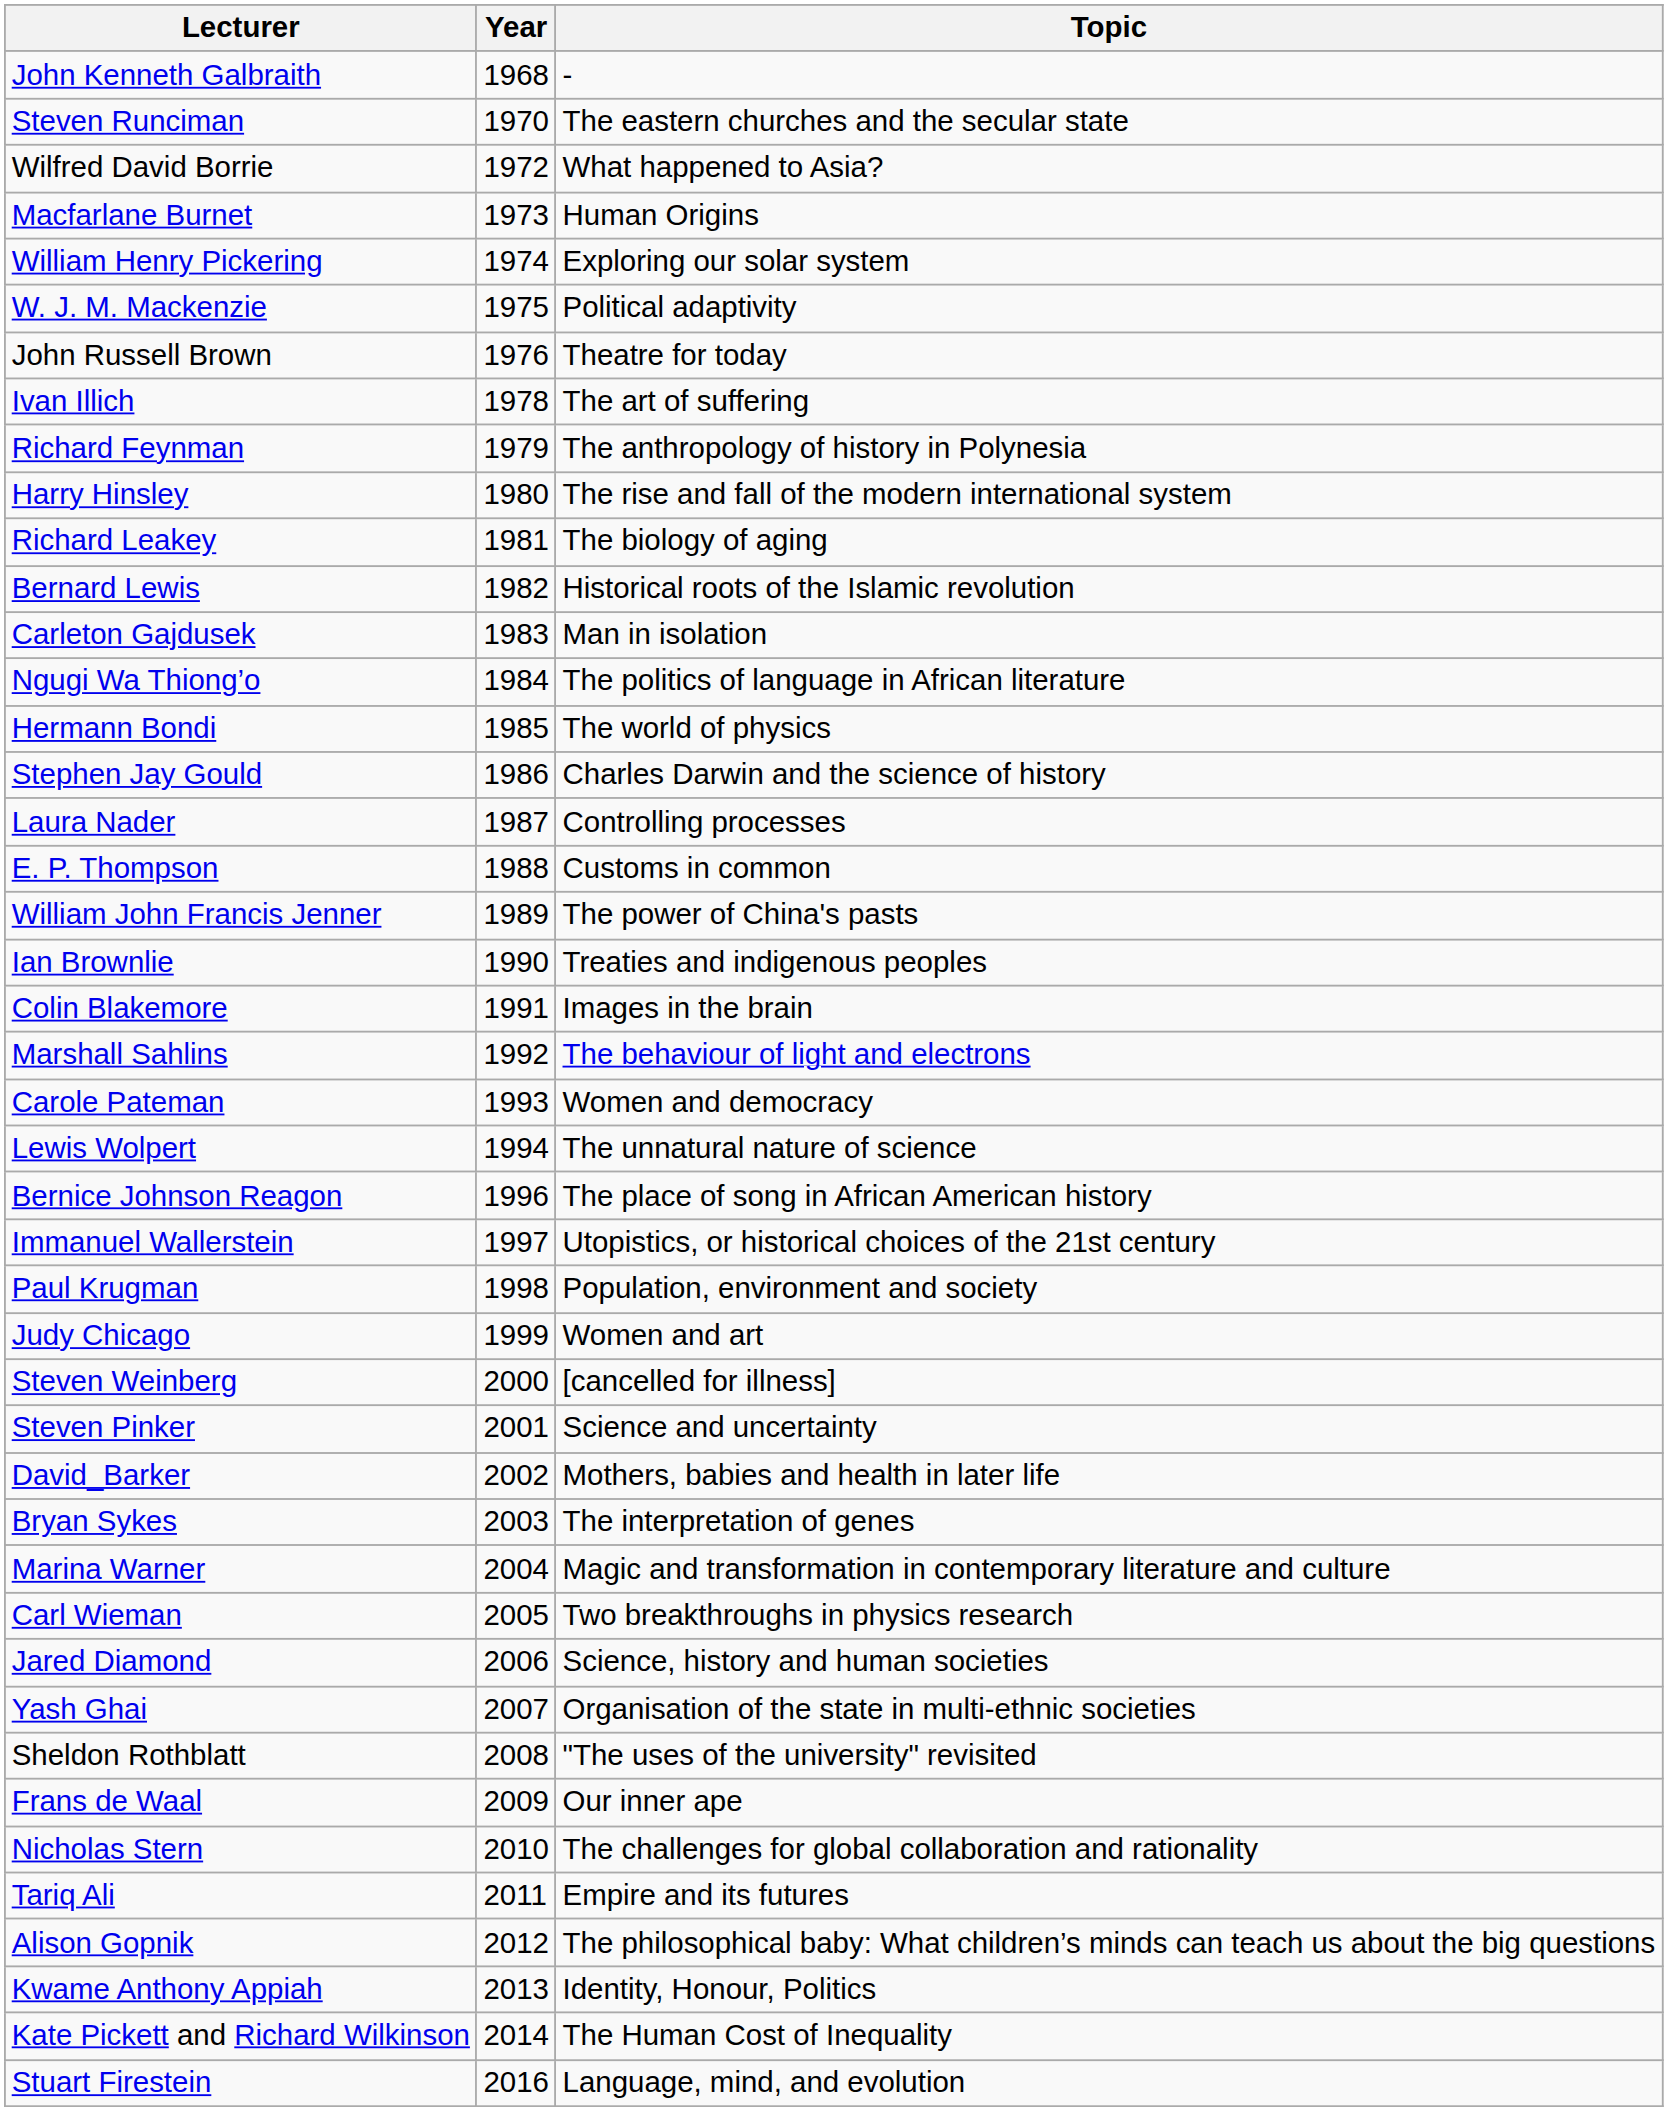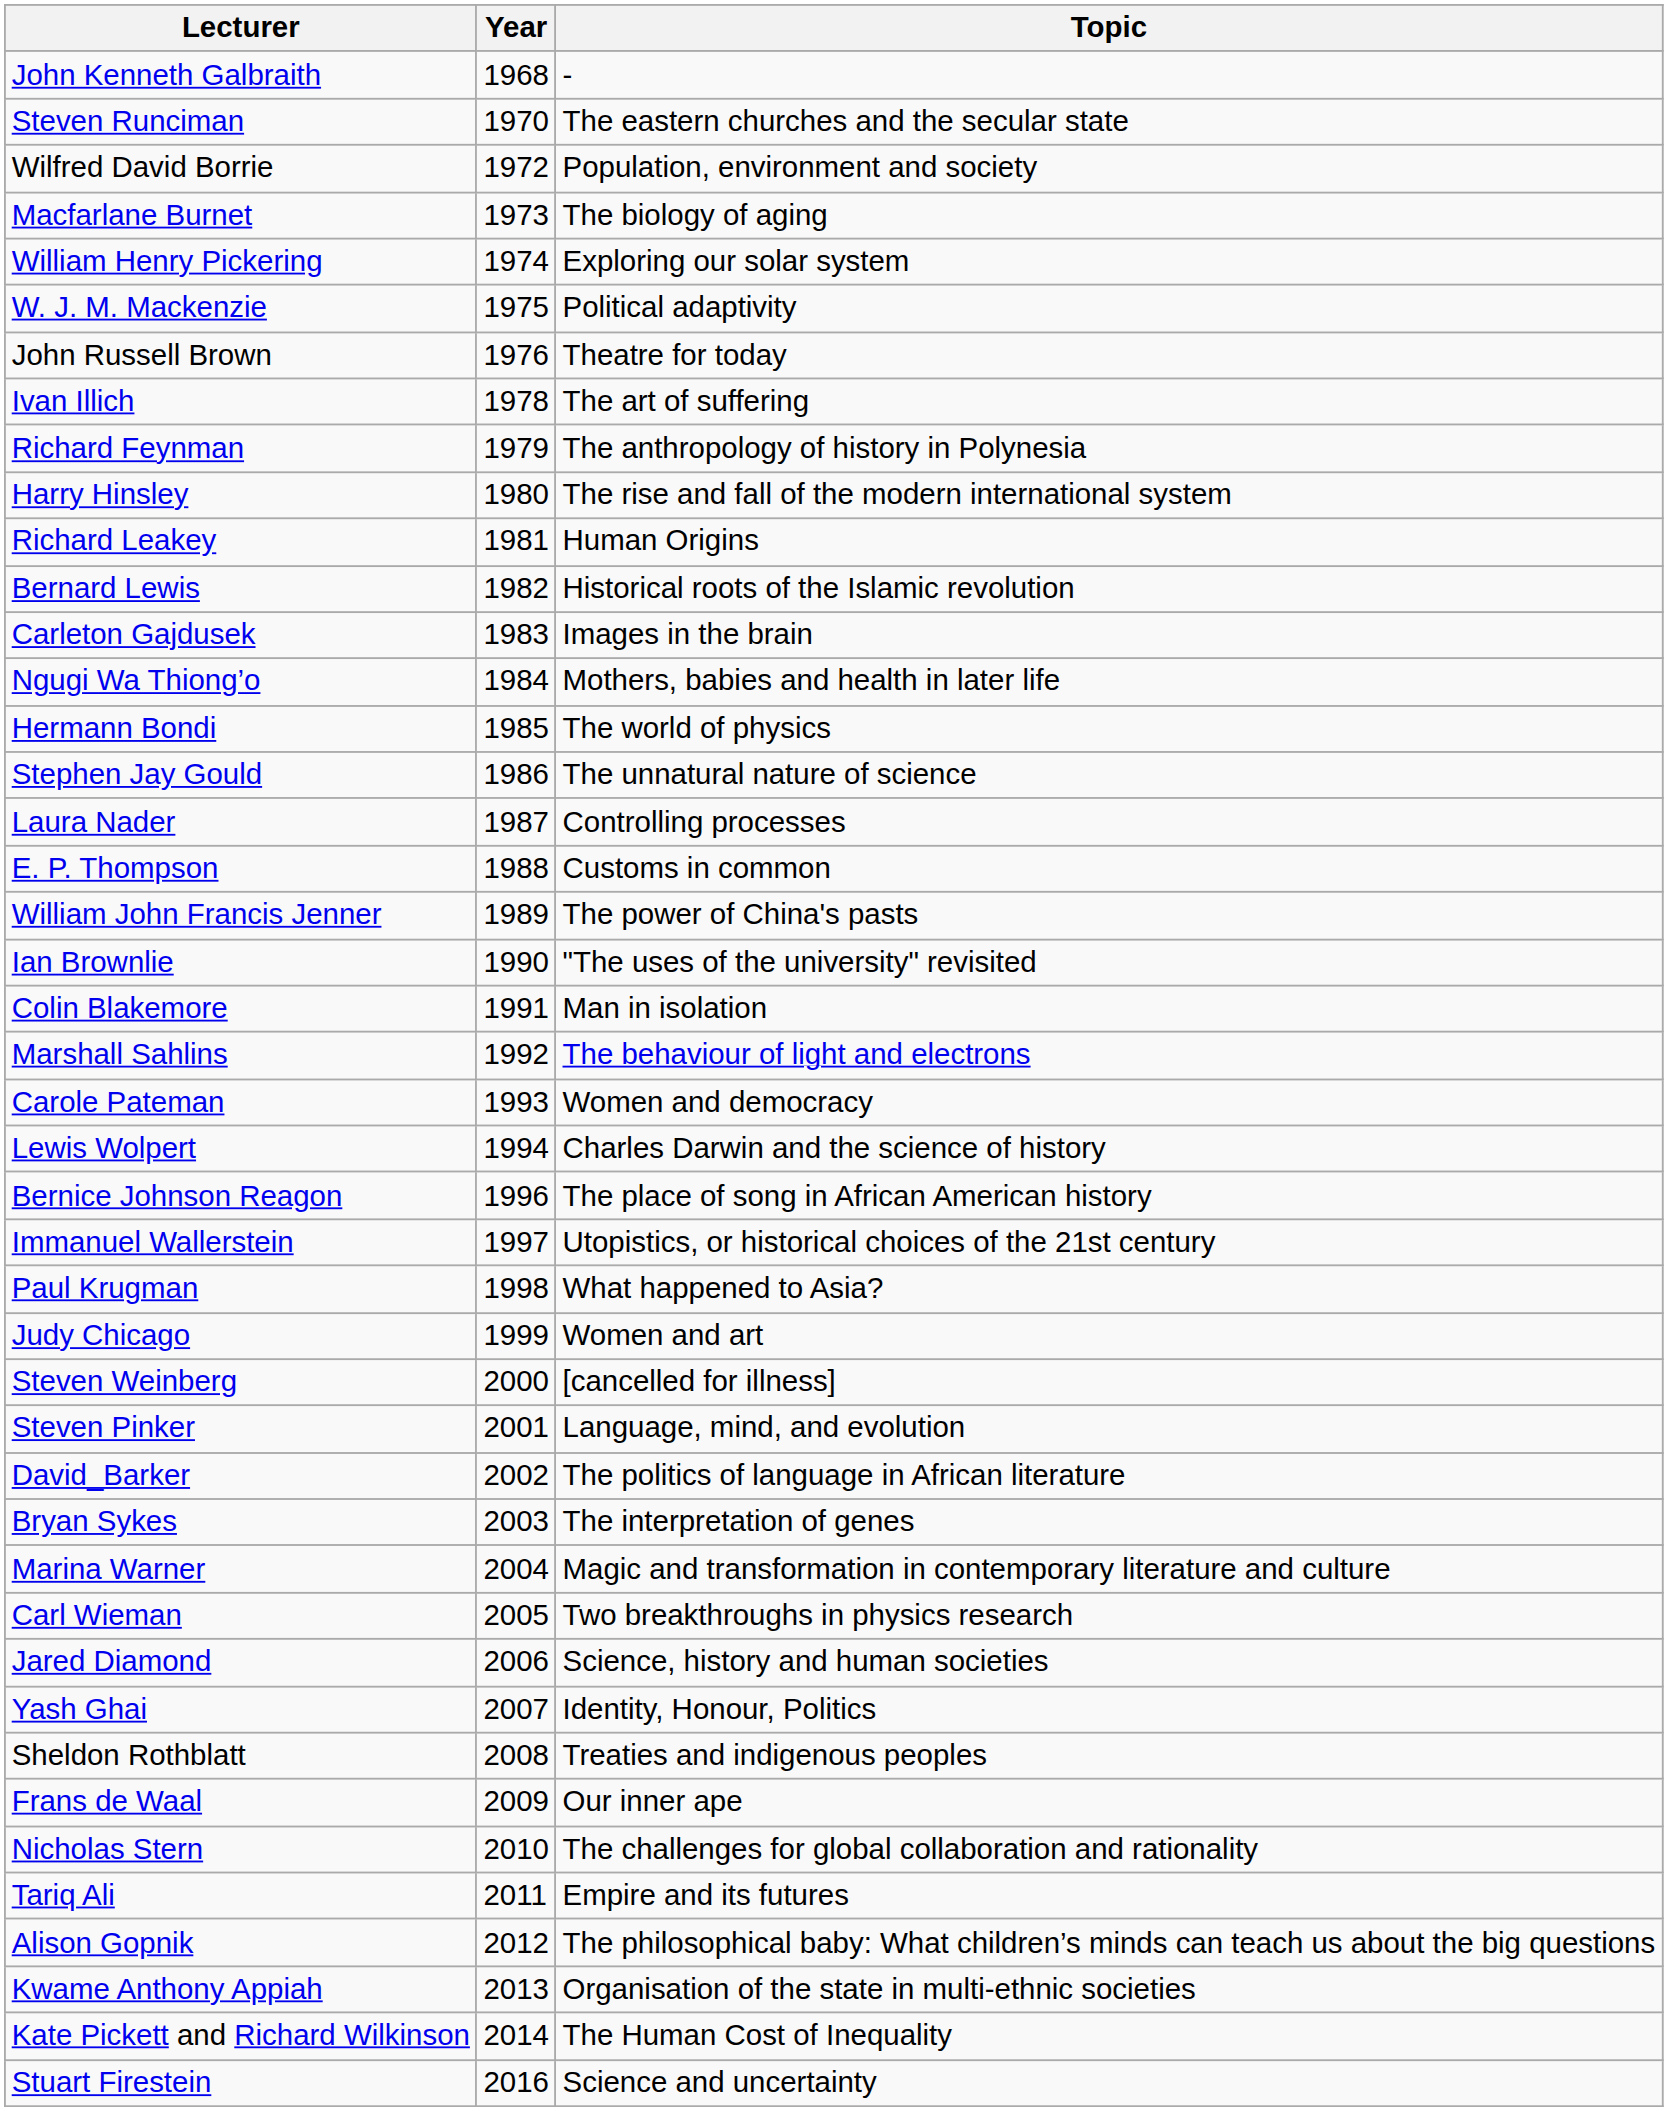(723, 167) What happened to Asia? -> (800, 167) Population, environment and society
(661, 214) Human Origins -> (695, 214) The biology of aging
(695, 541) The biology of aging -> (661, 541) Human Origins
(665, 634) Man in isolation -> (688, 634) Images in the brain
(844, 681) The politics of language in African literature -> (811, 681) Mothers, babies and health in later life
(834, 774) Charles Darwin and the science of history -> (770, 774) The unnatural nature of science
(775, 961) Treaties and indigenous peoples -> (800, 961) "The uses of the university" revisited
(688, 1008) Images in the brain -> (665, 1008) Man in isolation
(770, 1148) The unnatural nature of science -> (834, 1148) Charles Darwin and the science of history
(800, 1288) Population, environment and society -> (723, 1288) What happened to Asia?
(720, 1428) Science and uncertainty -> (764, 1428) Language, mind, and evolution
(811, 1475) Mothers, babies and health in later life -> (844, 1475) The politics of language in African literature
(879, 1708) Organisation of the state in multi-ethnic societies -> (719, 1708) Identity, Honour, Politics
(800, 1755) "The uses of the university" revisited -> (775, 1755) Treaties and indigenous peoples
(719, 1988) Identity, Honour, Politics -> (879, 1988) Organisation of the state in multi-ethnic societies
(764, 2082) Language, mind, and evolution -> (720, 2082) Science and uncertainty
